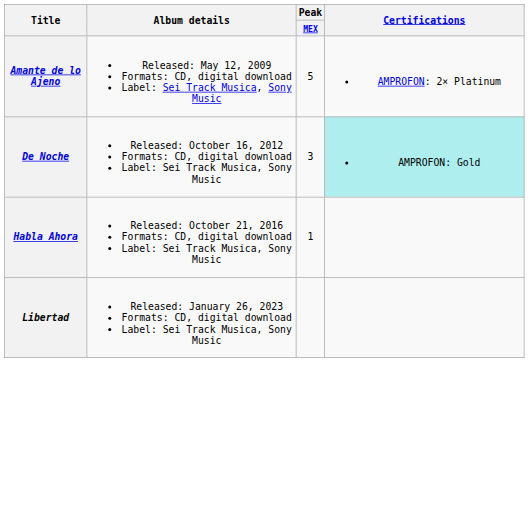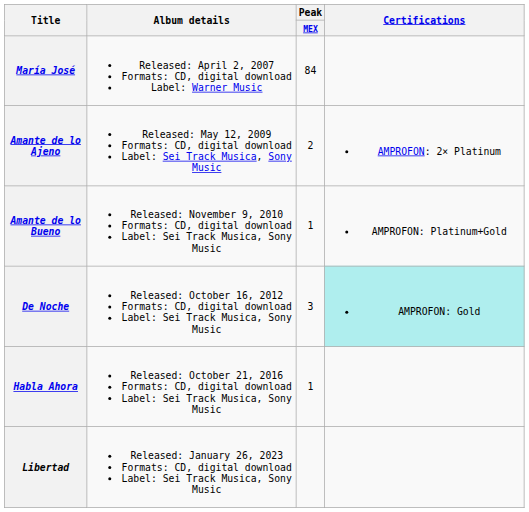+ row: (46, 71)
(310, 76) 5 -> (310, 145) 2
+ row: (46, 226)
